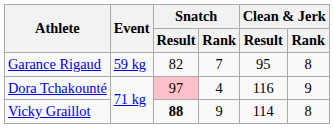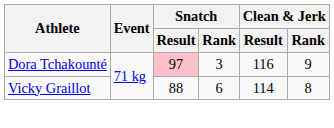- row: (54, 64)
(219, 88) 4 -> (219, 64) 3
(176, 111) bold -> (176, 88) normal
(219, 111) 9 -> (219, 88) 6
